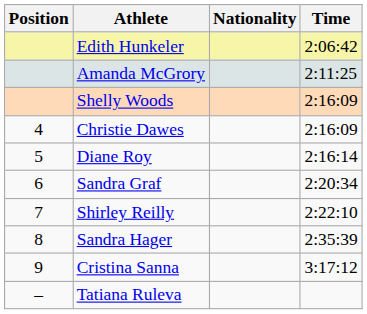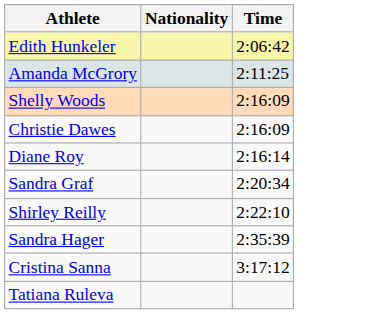- column: (39, 18)
